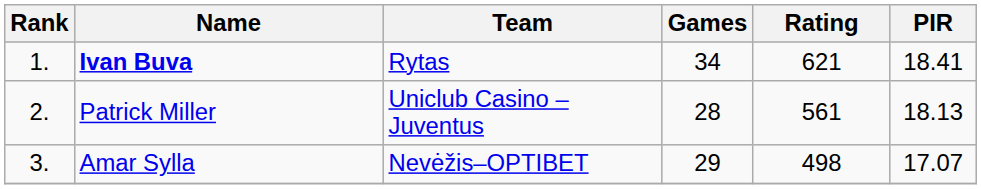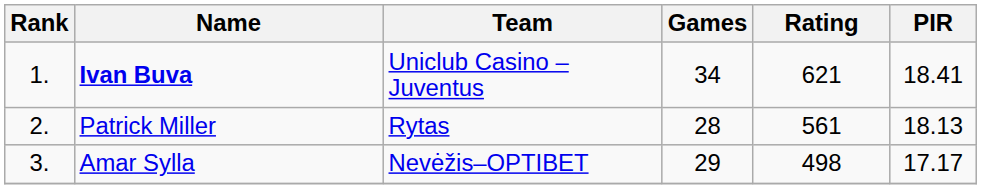(419, 61) Rytas -> (479, 74) Uniclub Casino – Juventus
(479, 112) Uniclub Casino – Juventus -> (419, 125) Rytas
(933, 163) 17.07 -> (933, 163) 17.17
